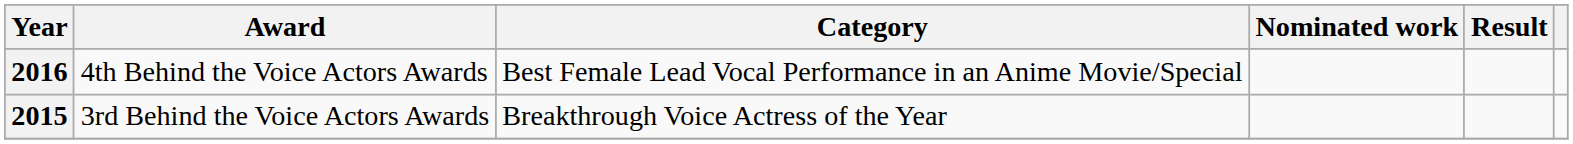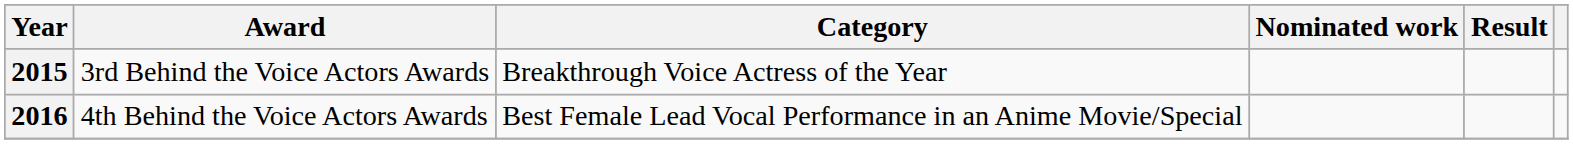rows swapped: (40, 116) <-> (40, 71)
